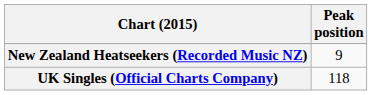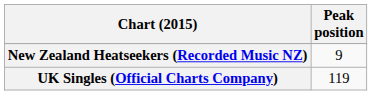(339, 78) 118 -> (339, 78) 119
